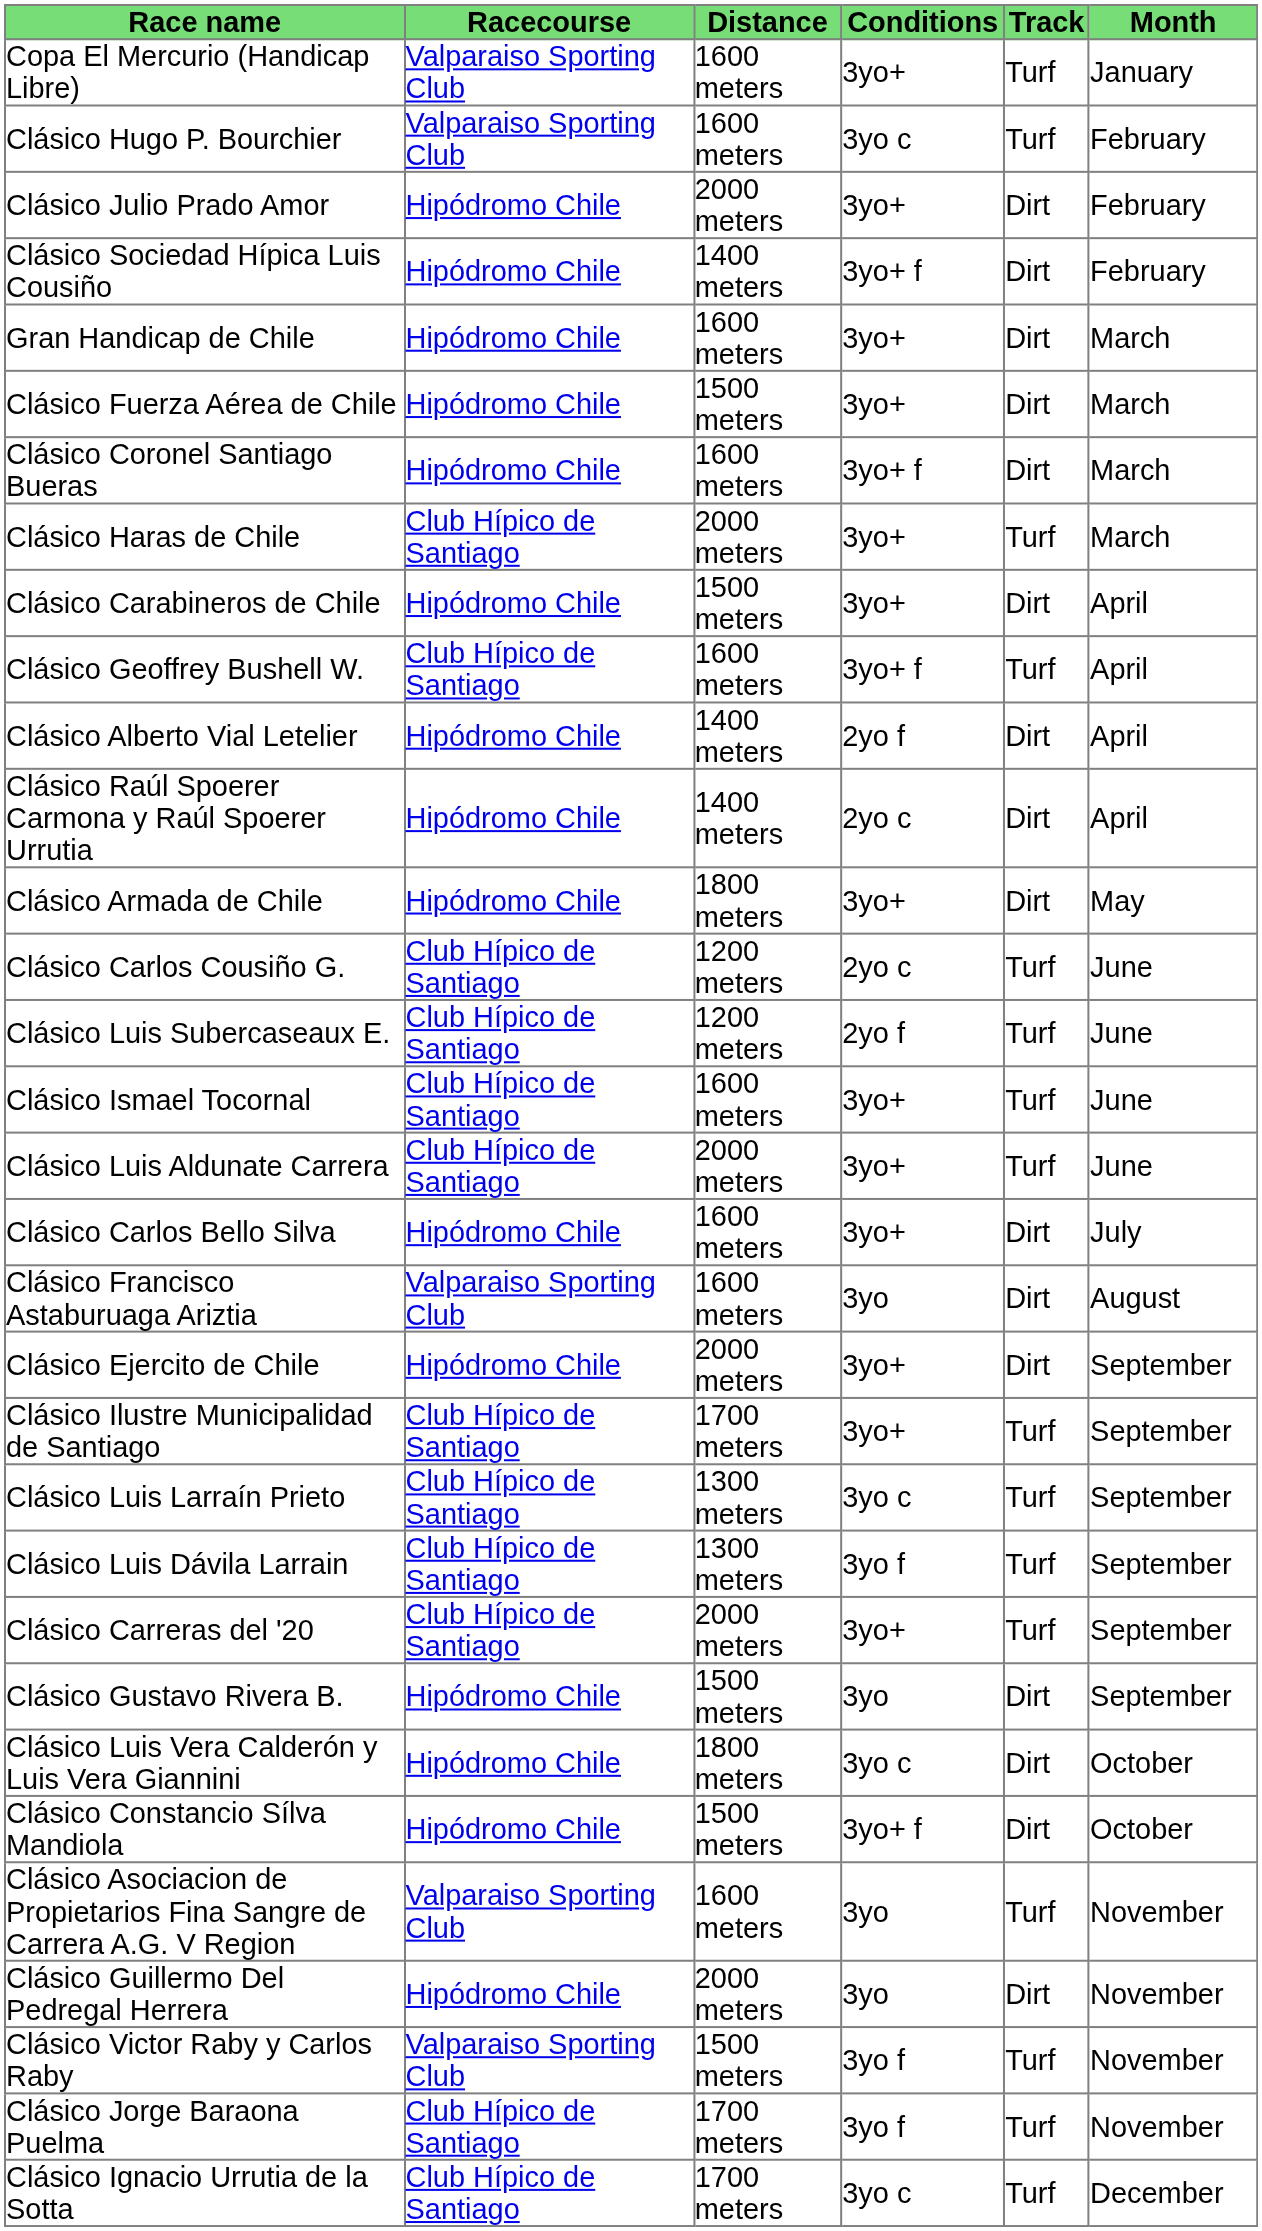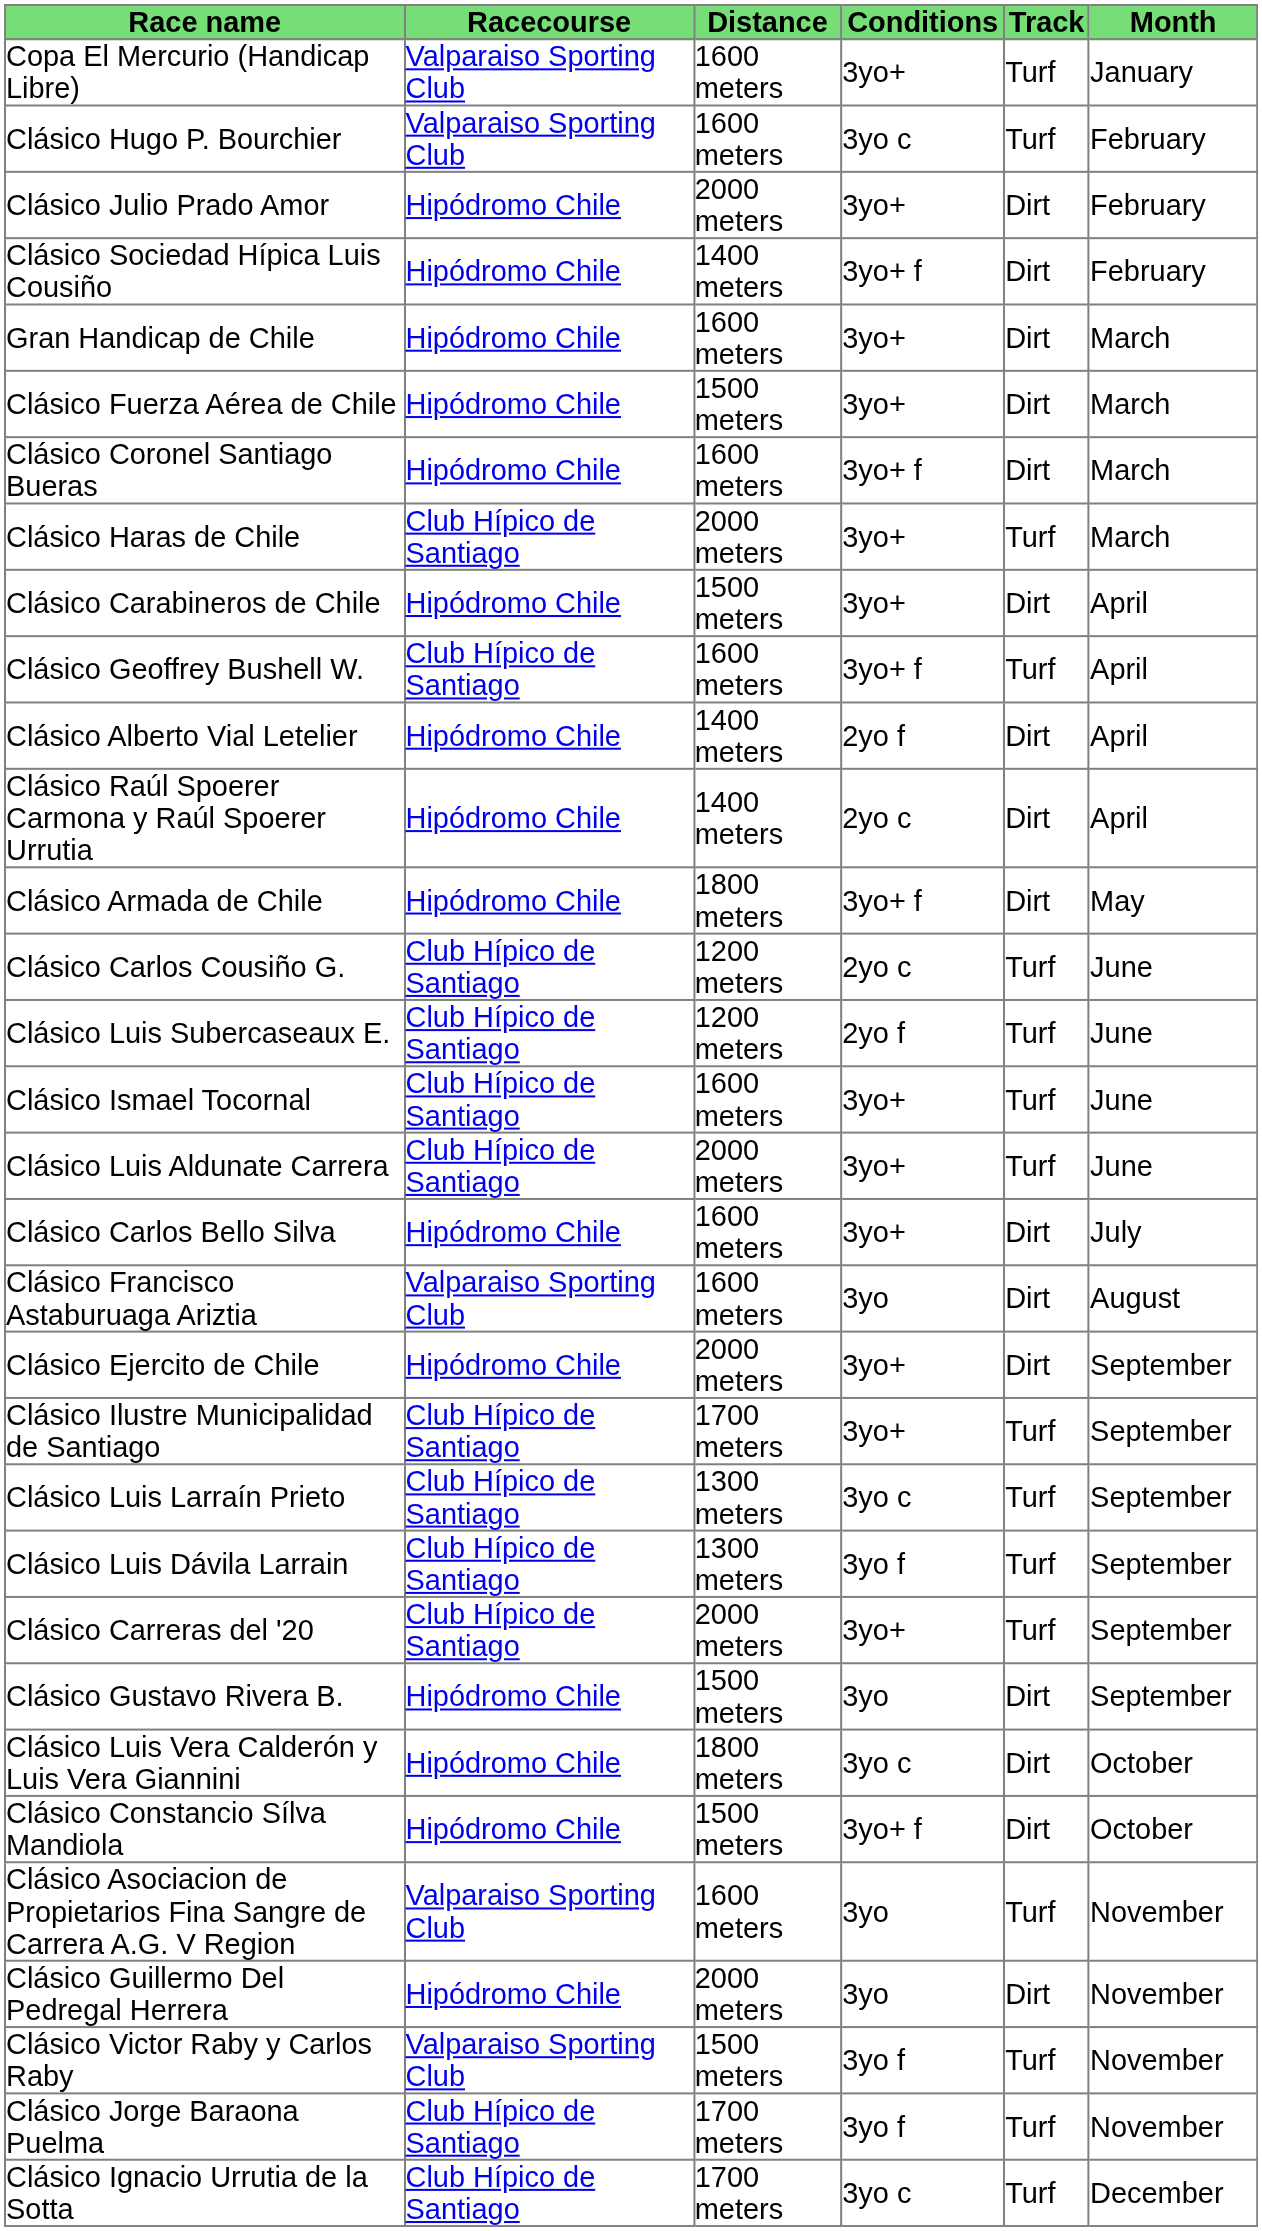(874, 900) 3yo+ -> (882, 900) 3yo+ f
